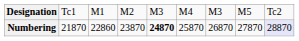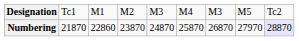(162, 28) bold -> (162, 28) normal
(250, 28) 27870 -> (250, 28) 27970
